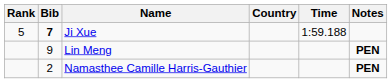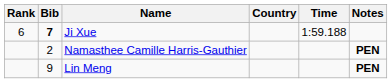(21, 31) 5 -> (21, 31) 6
rows swapped: (156, 68) <-> (88, 50)
